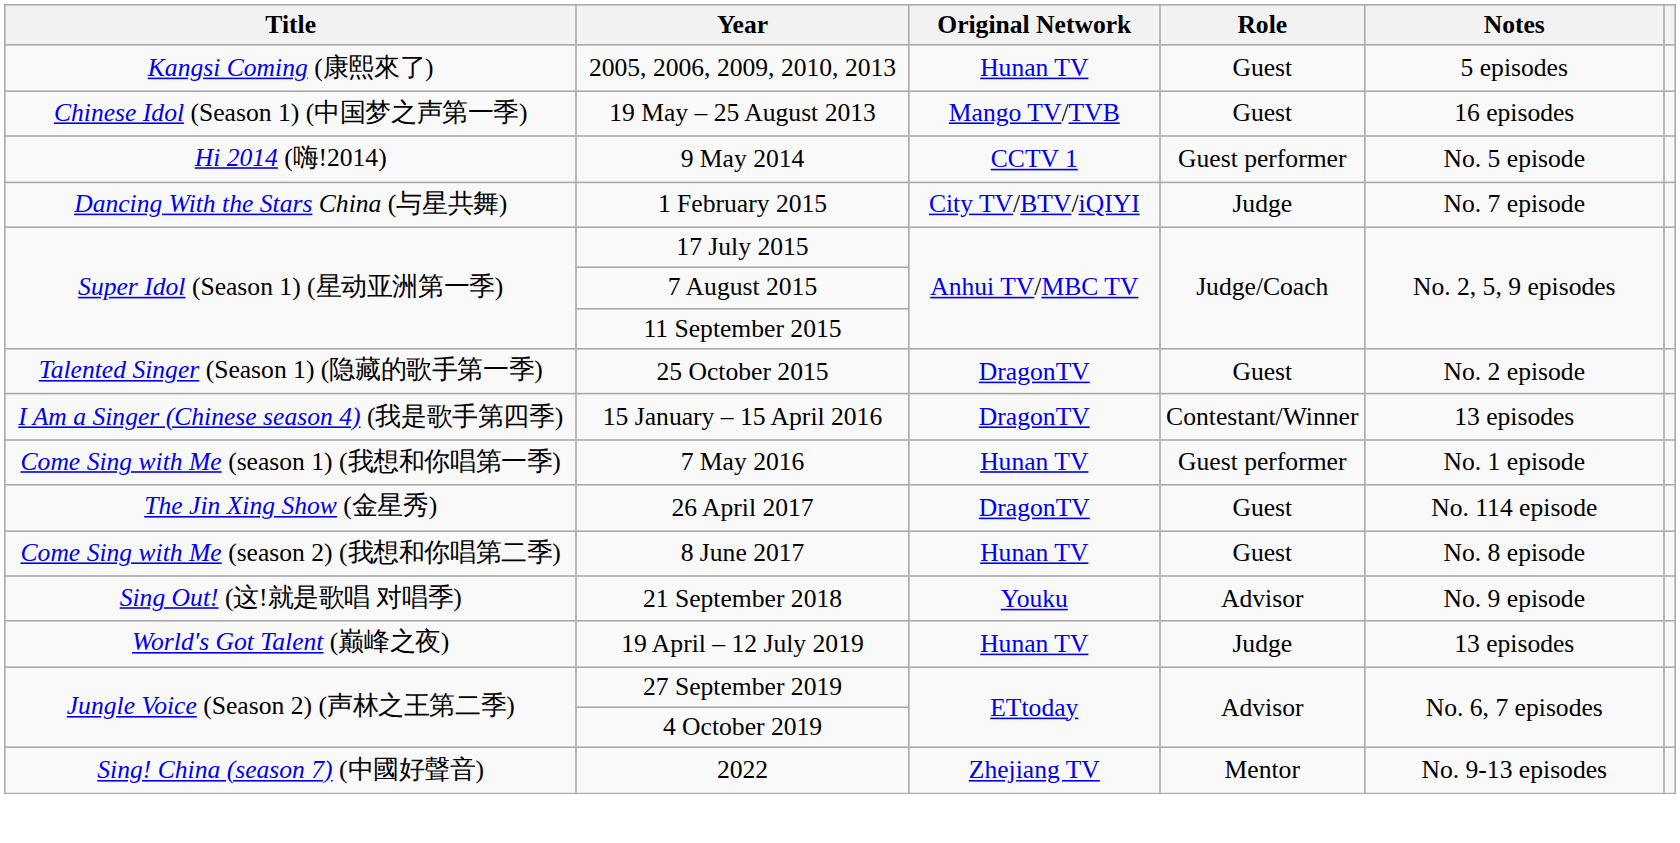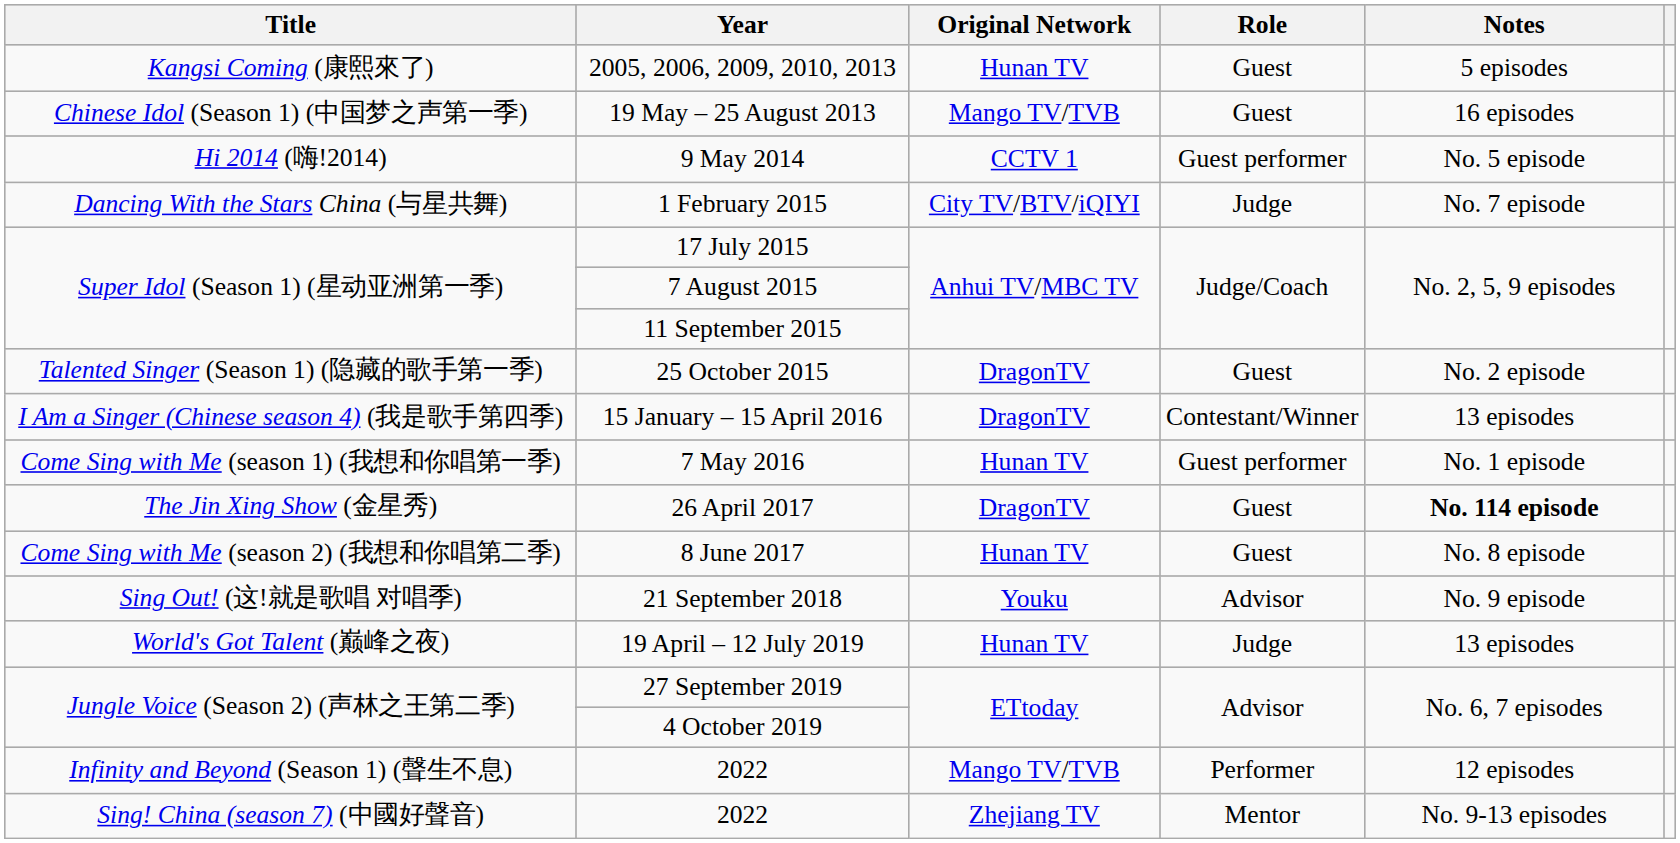(1514, 507) normal -> (1514, 507) bold
+ row: (291, 769)
